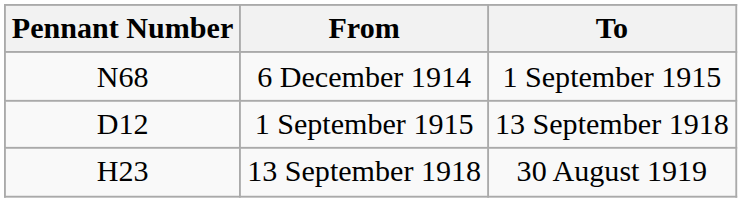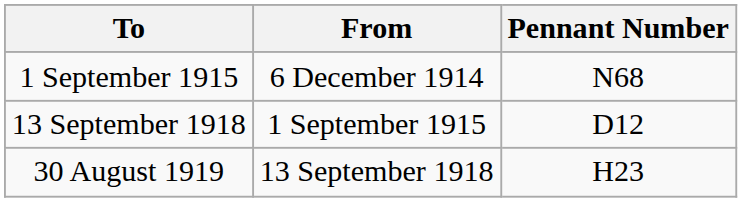columns swapped: (123, 28) <-> (612, 28)
